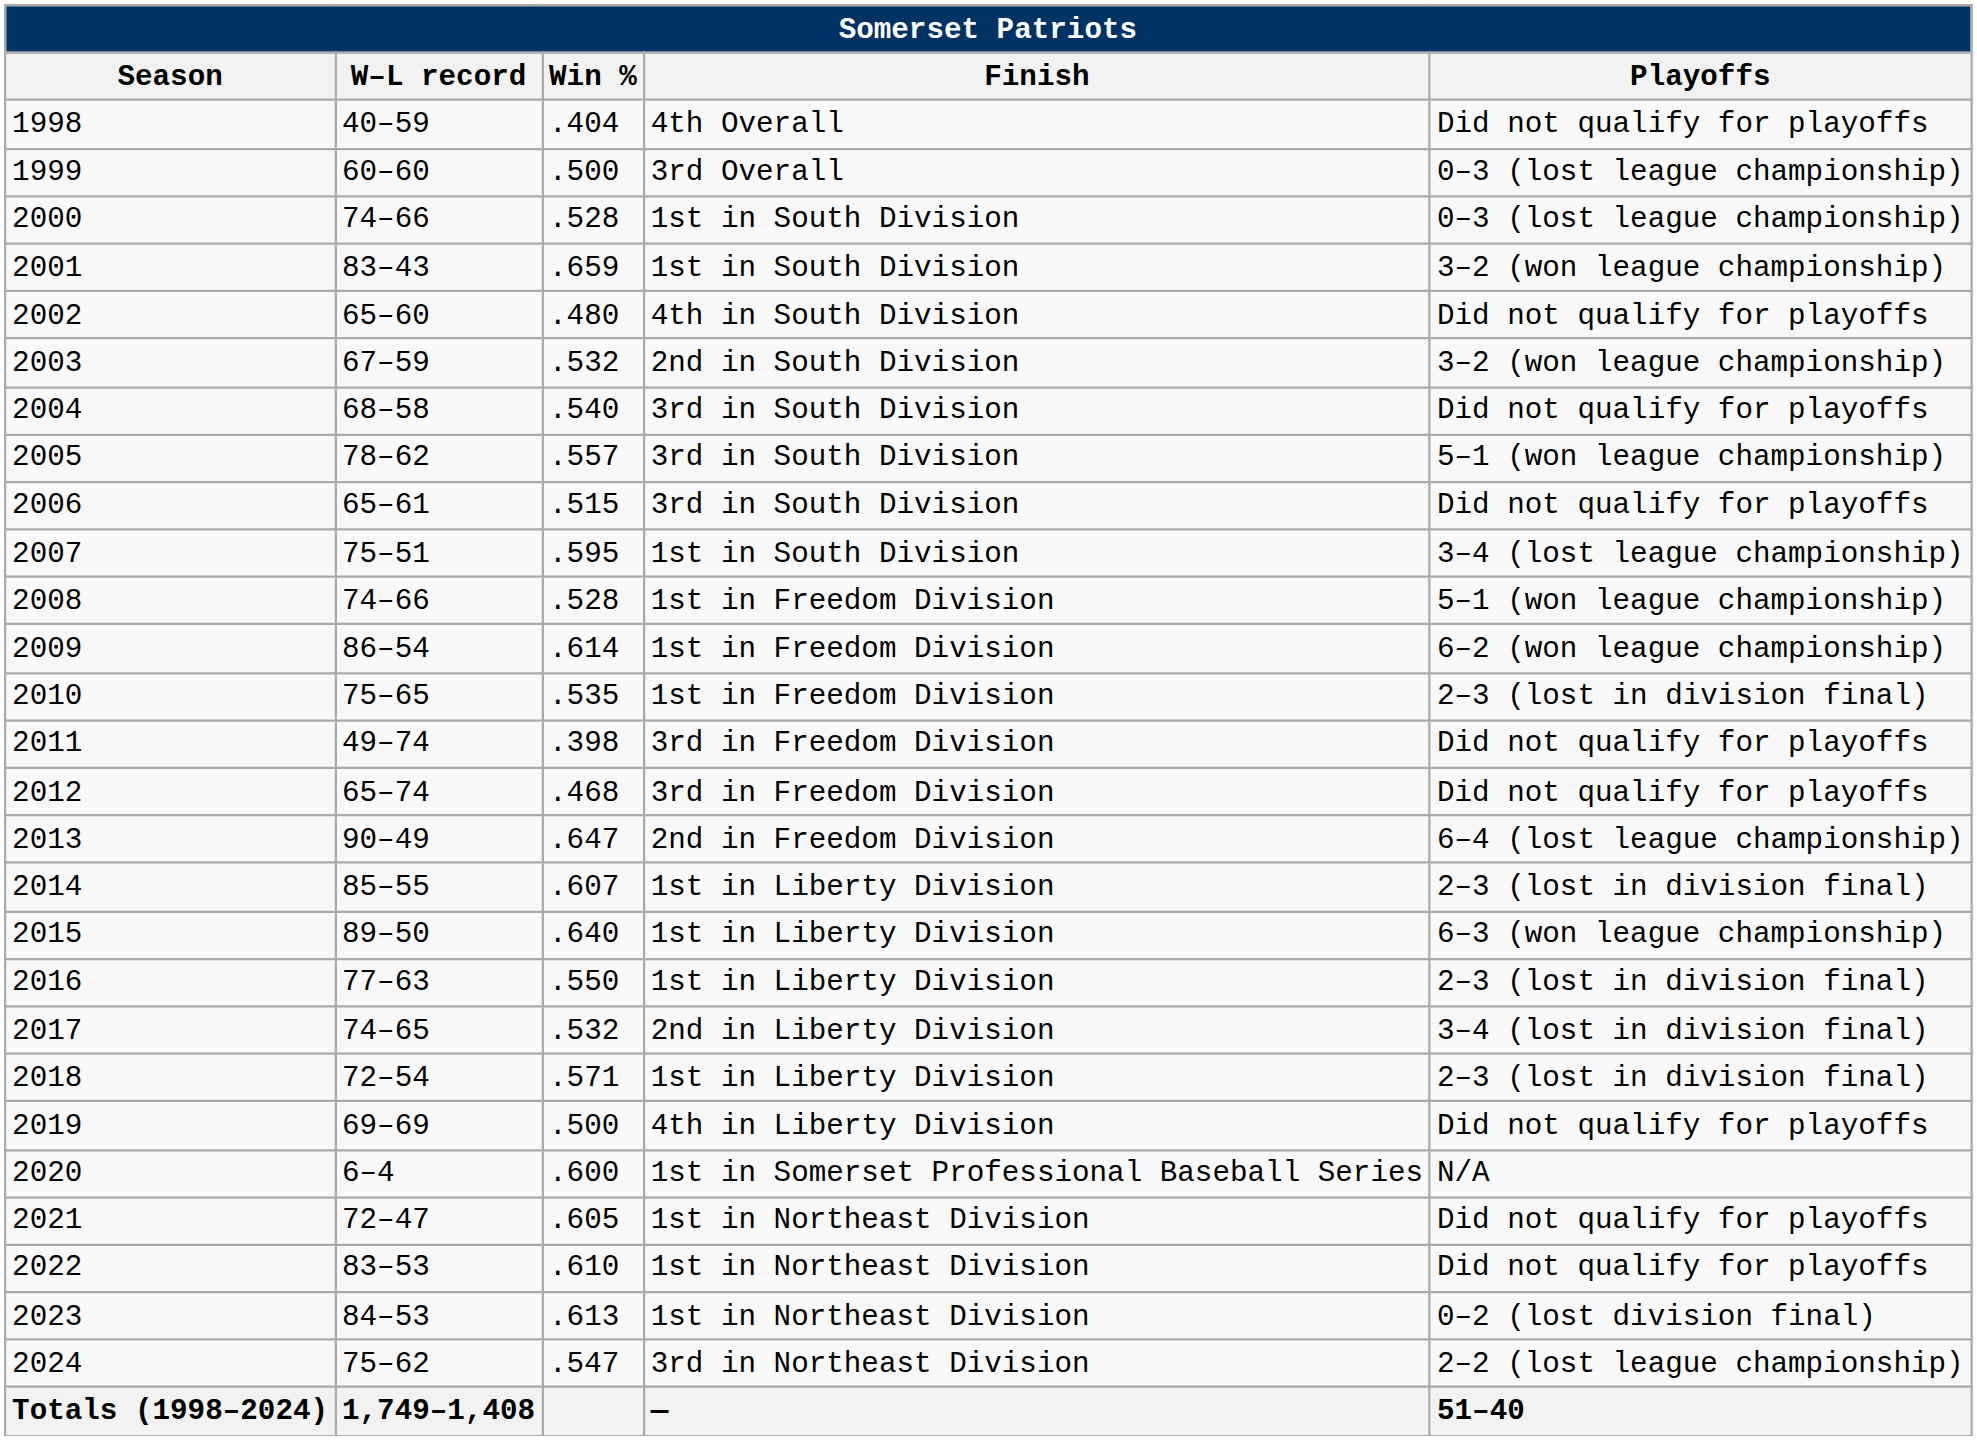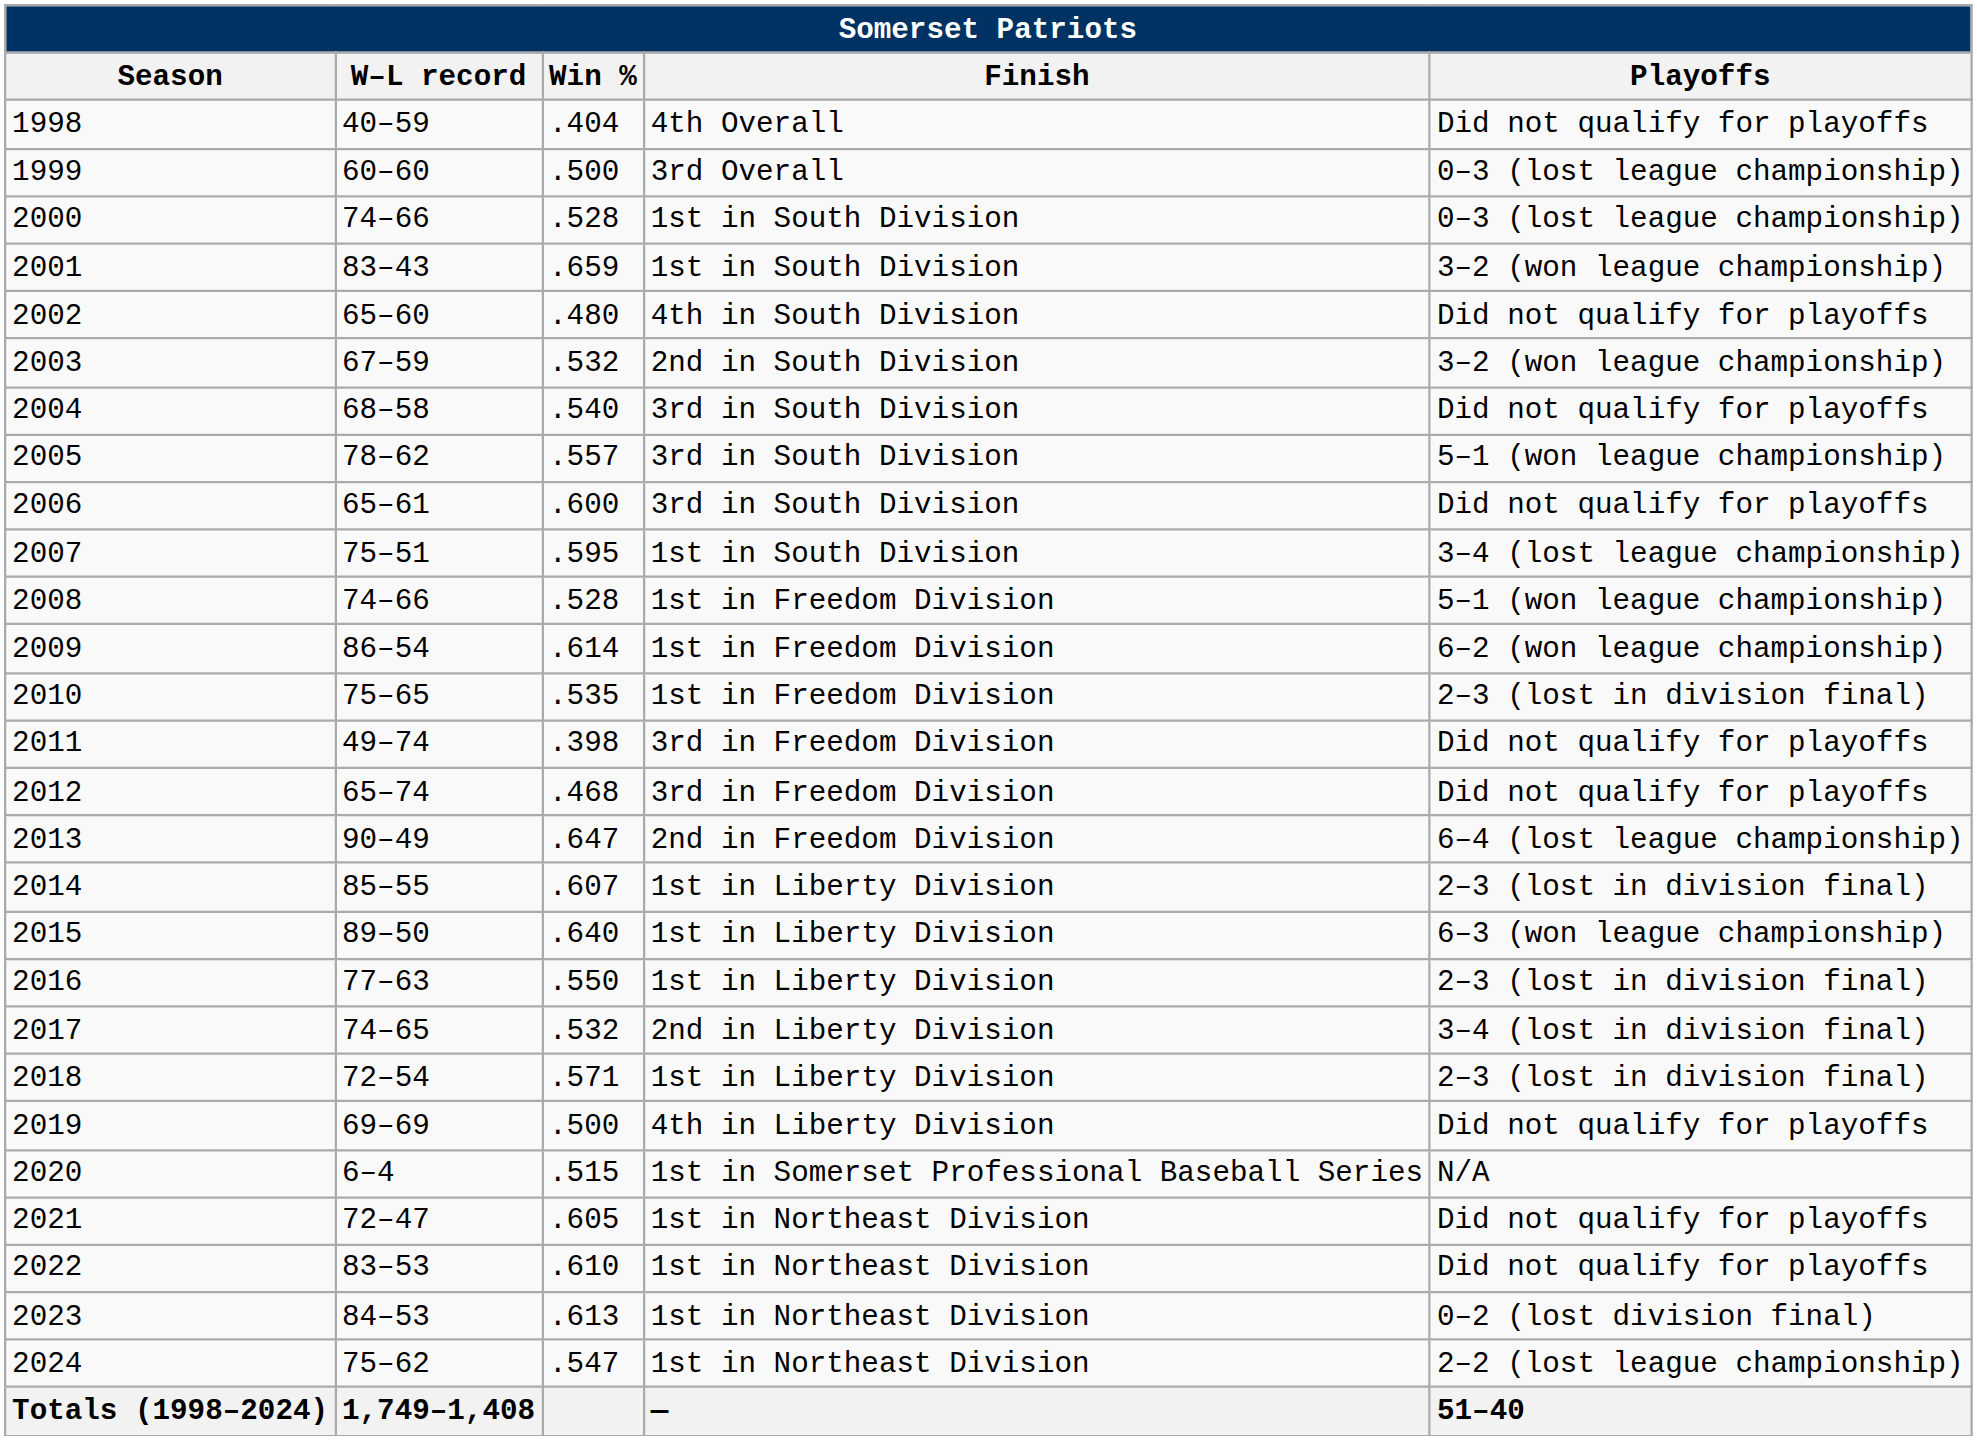(584, 506) .515 -> (584, 506) .600
(584, 1173) .600 -> (584, 1173) .515
(870, 1364) 3rd in Northeast Division -> (870, 1364) 1st in Northeast Division
